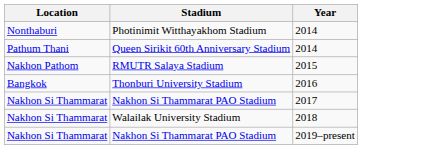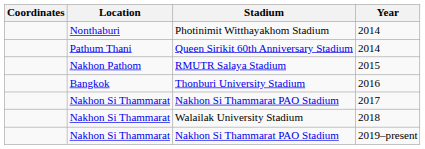+ column: (36, 13)
